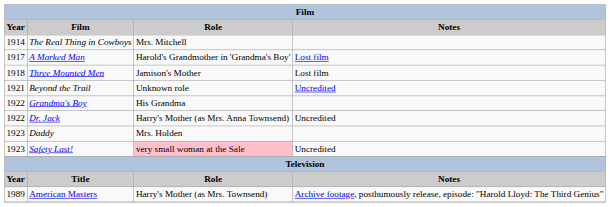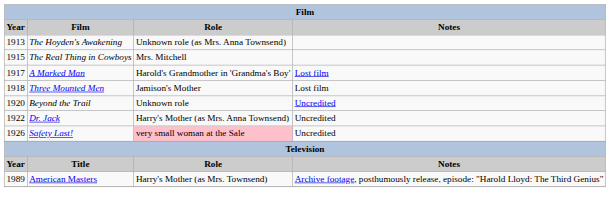+ row: (76, 42)
(16, 42) 1914 -> (16, 58) 1915
(16, 88) 1921 -> (16, 103) 1920
- row: (58, 103)
- row: (42, 134)
(16, 149) 1923 -> (16, 134) 1926
